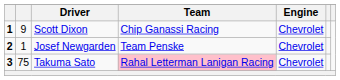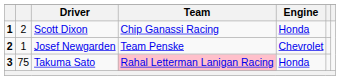(23, 29) 9 -> (23, 29) 2
(301, 29) Chevrolet -> (294, 29) Honda
(301, 63) Chevrolet -> (294, 63) Honda
